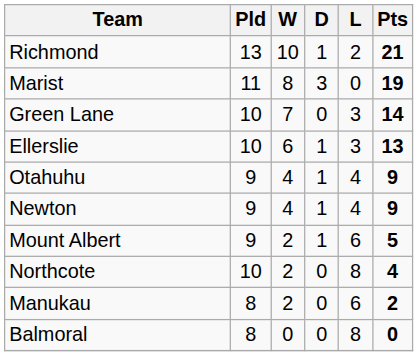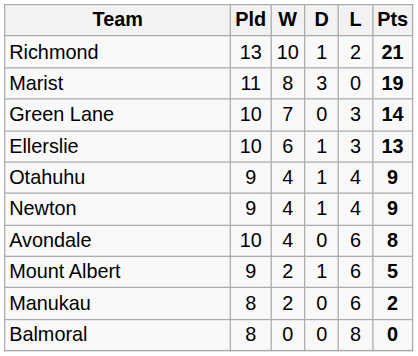+ row: (50, 240)
- row: (52, 271)
